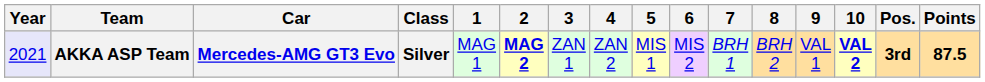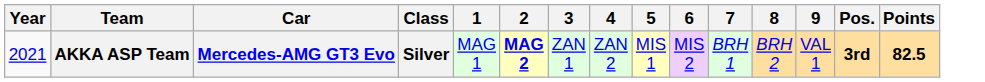- column: (856, 18)
(28, 54) lavender background -> (28, 54) no background
(950, 54) 87.5 -> (909, 54) 82.5
